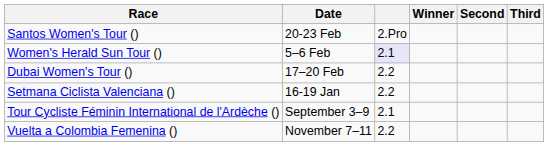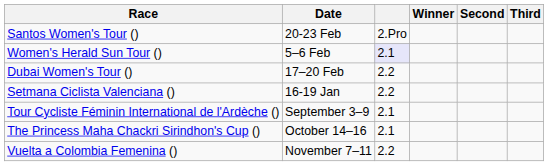+ row: (134, 131)
